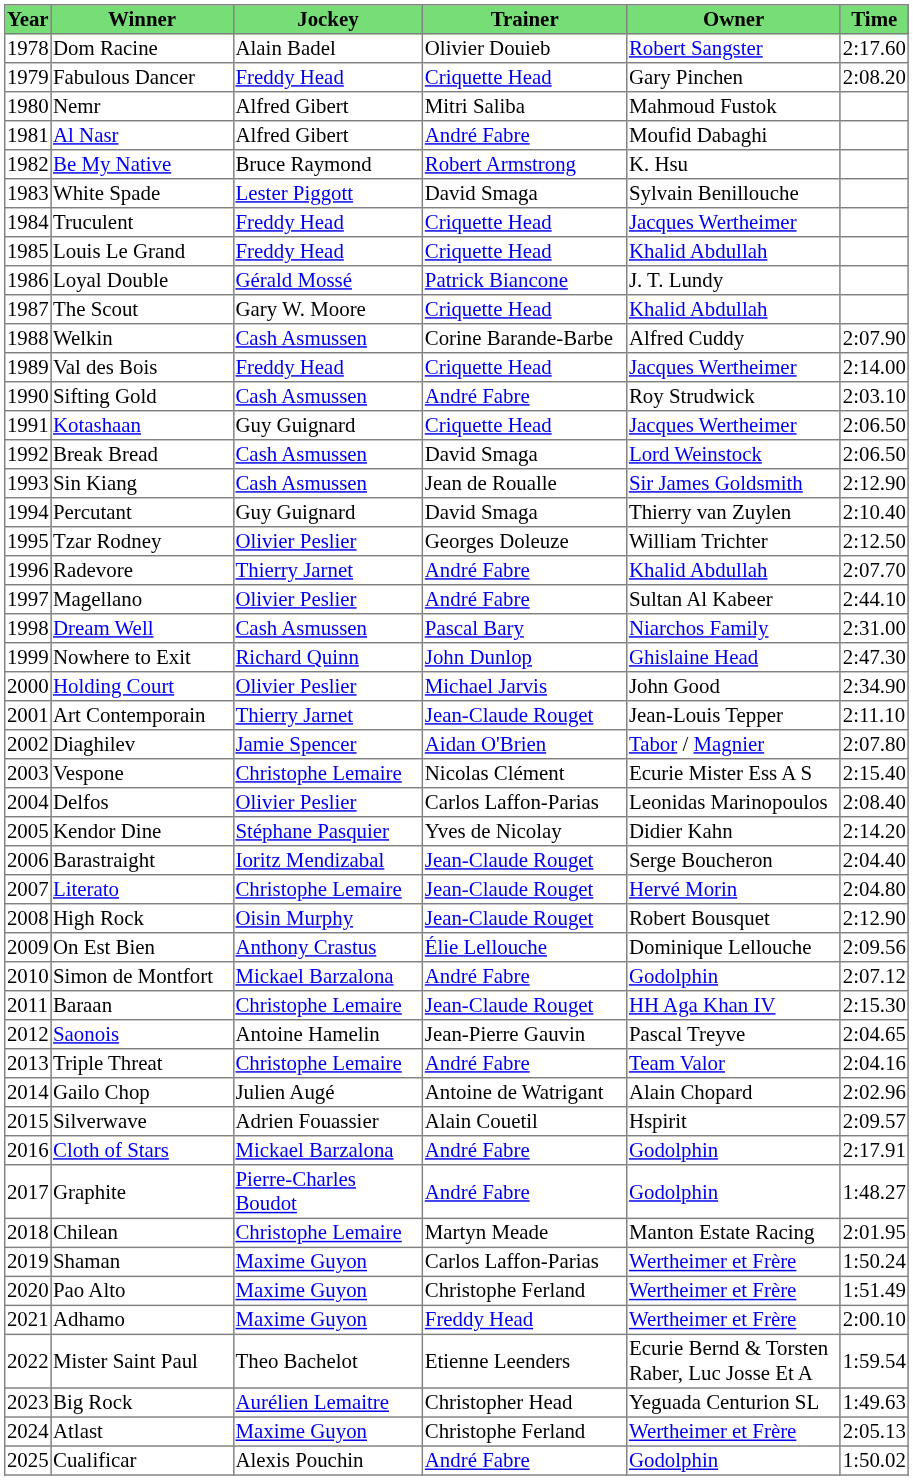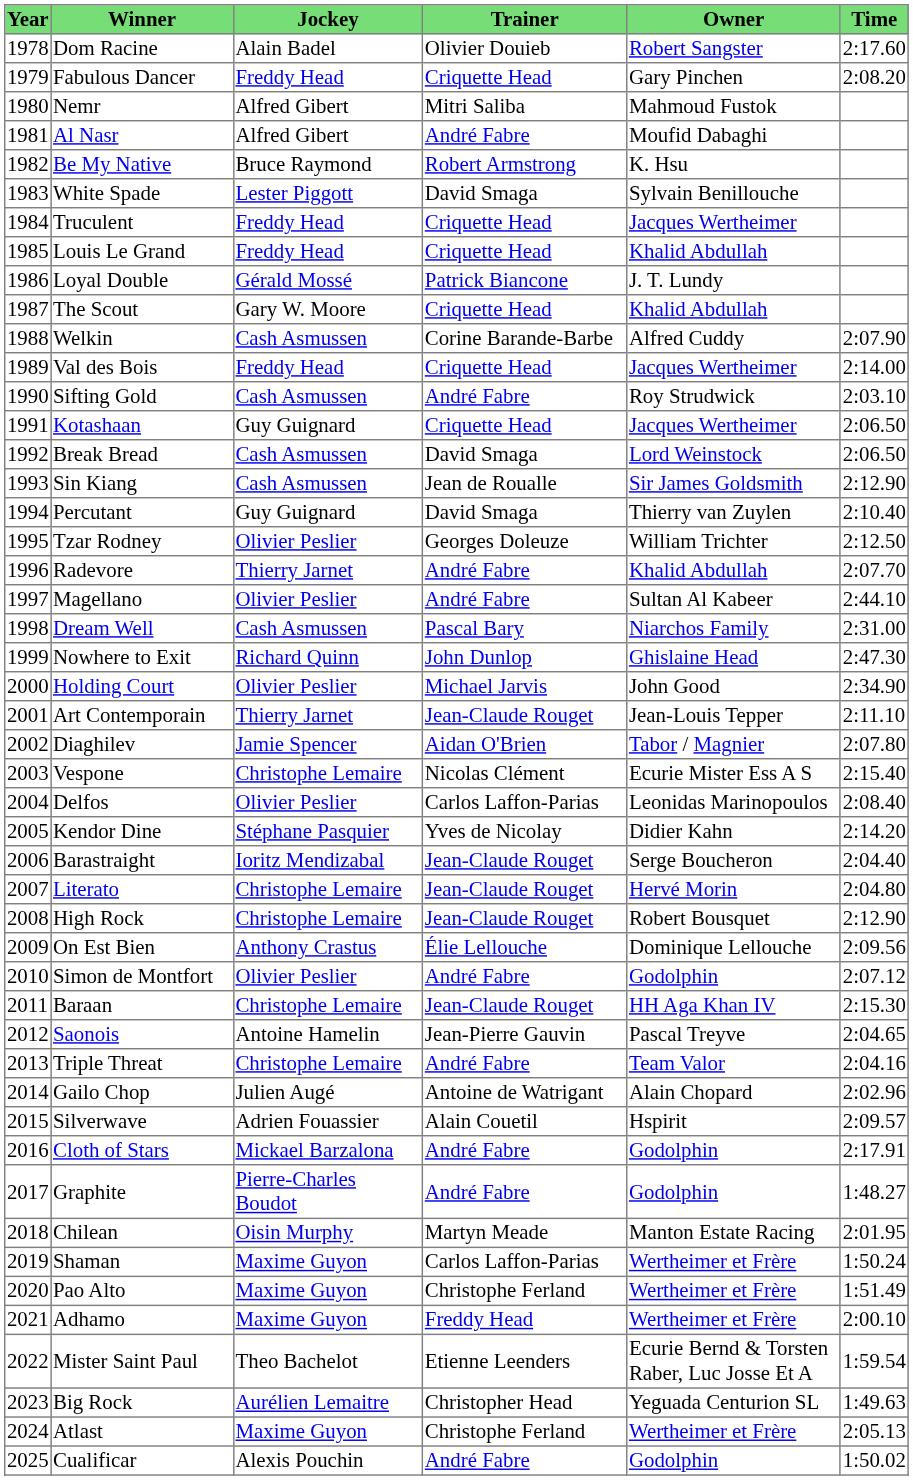(294, 918) Oisin Murphy -> (319, 918) Christophe Lemaire
(315, 976) Mickael Barzalona -> (296, 976) Olivier Peslier
(319, 1232) Christophe Lemaire -> (294, 1232) Oisin Murphy
